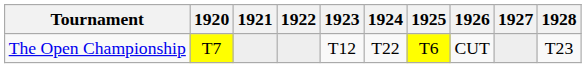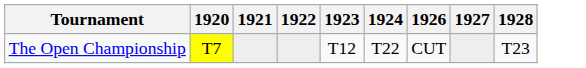- column: (429, 19)
